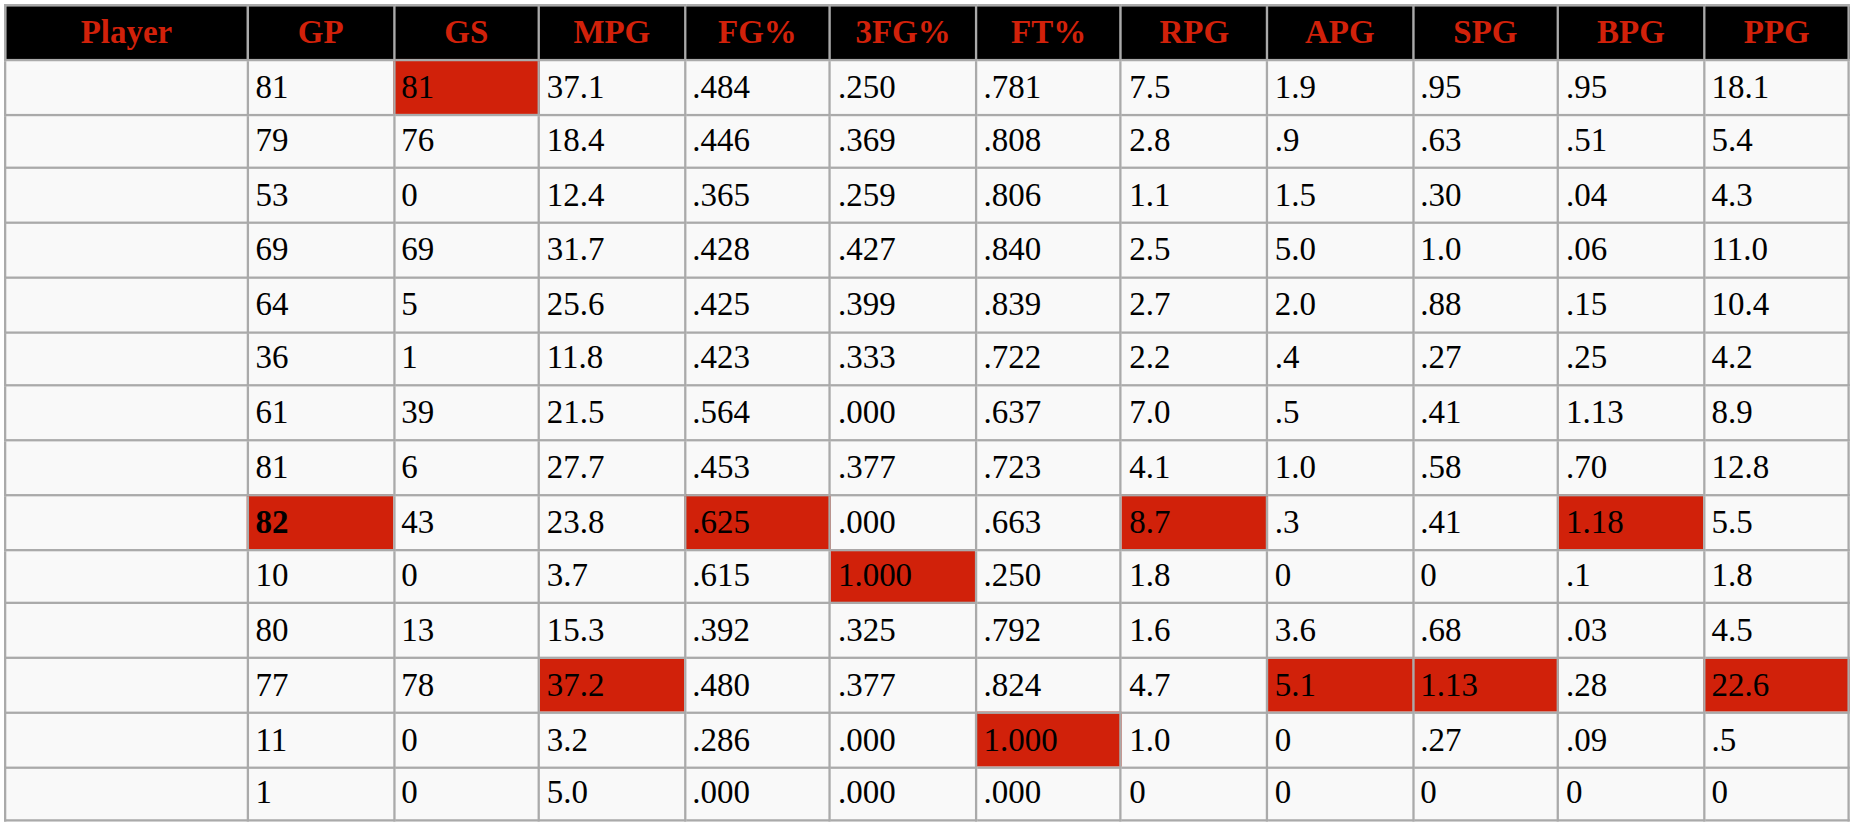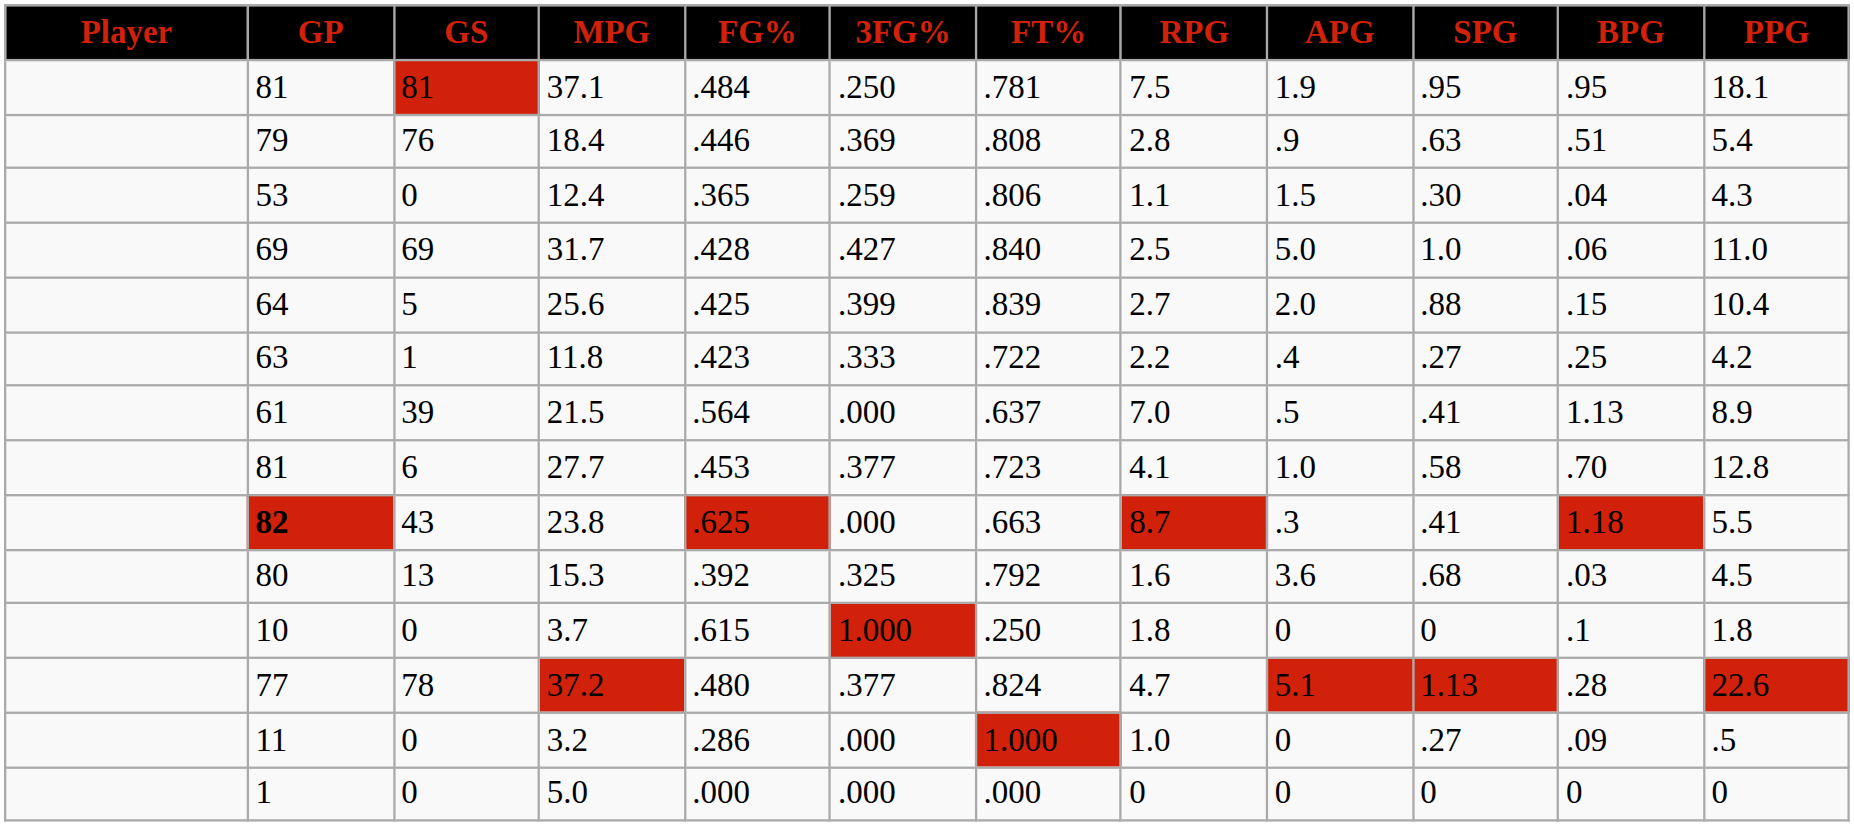(272, 358) 36 -> (272, 358) 63
rows swapped: (567, 575) <-> (576, 630)
